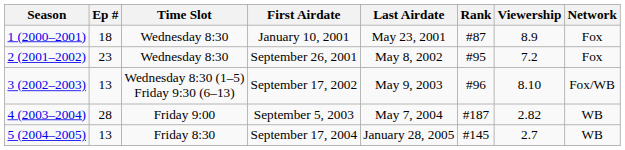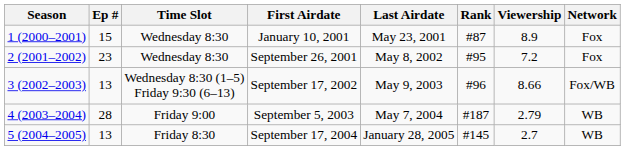(105, 36) 18 -> (105, 36) 15
(529, 85) 8.10 -> (529, 85) 8.66
(529, 114) 2.82 -> (529, 114) 2.79
